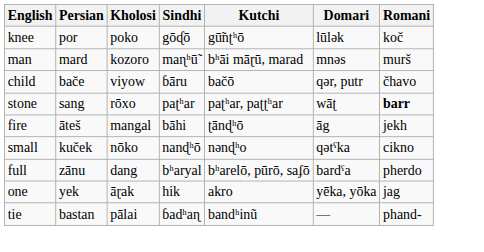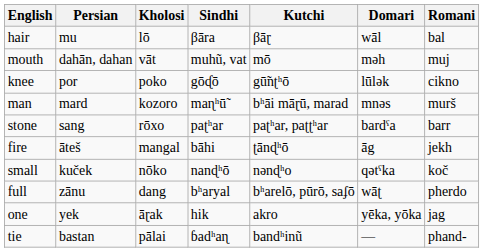+ row: (18, 37)
+ row: (25, 59)
(393, 37) koč -> (443, 81) cikno
- row: (22, 81)
(326, 103) wāʈ -> (378, 125) bardˤa
(396, 103) bold -> (439, 125) normal
(398, 147) cikno -> (438, 170) koč
(333, 170) bardˤa -> (371, 192) wāʈ
